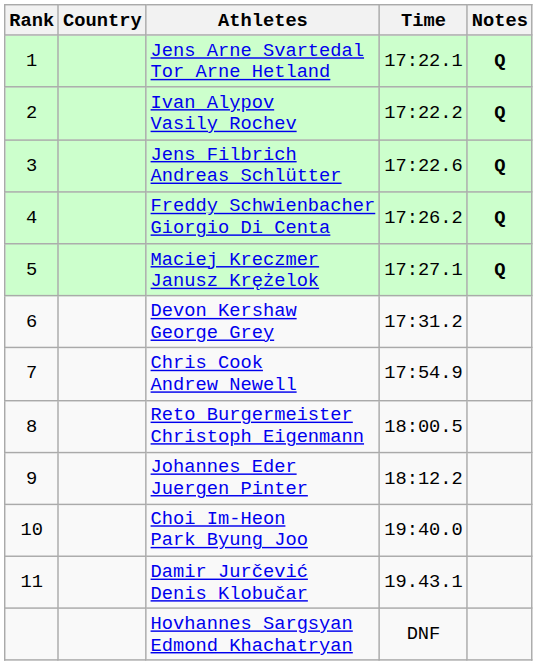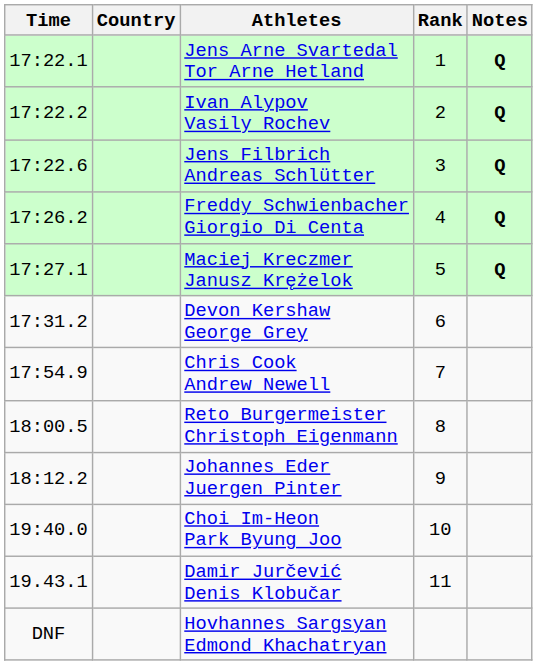columns swapped: (32, 20) <-> (423, 20)
